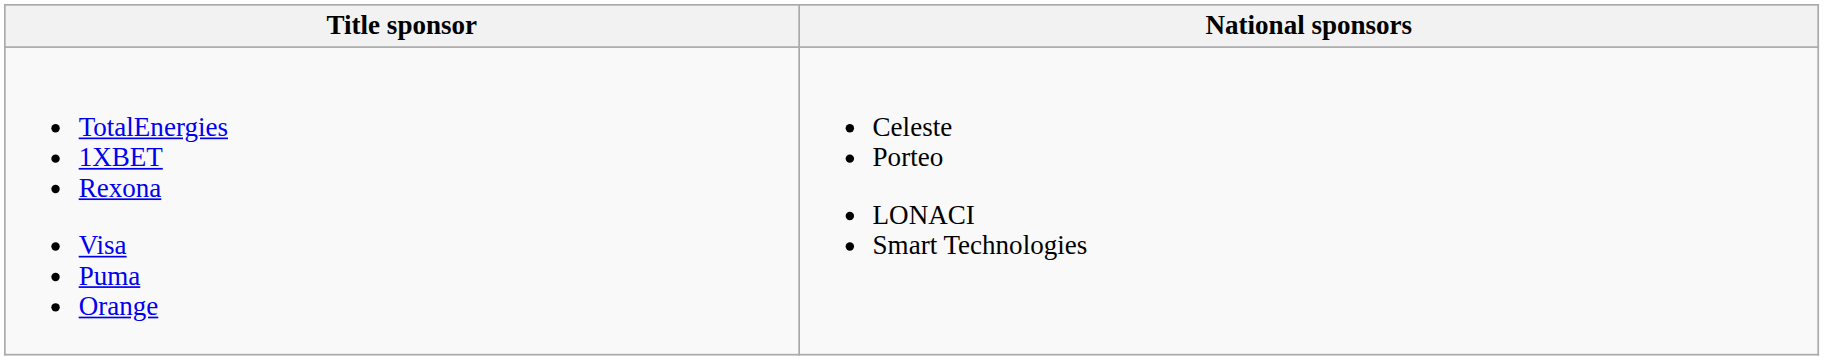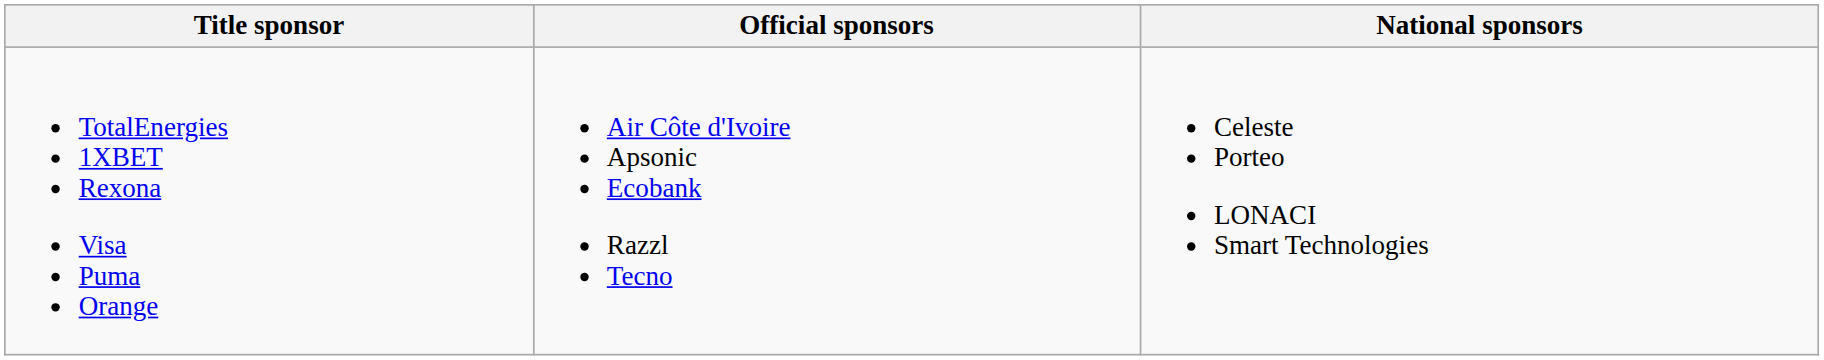+ column: (837, 25)
